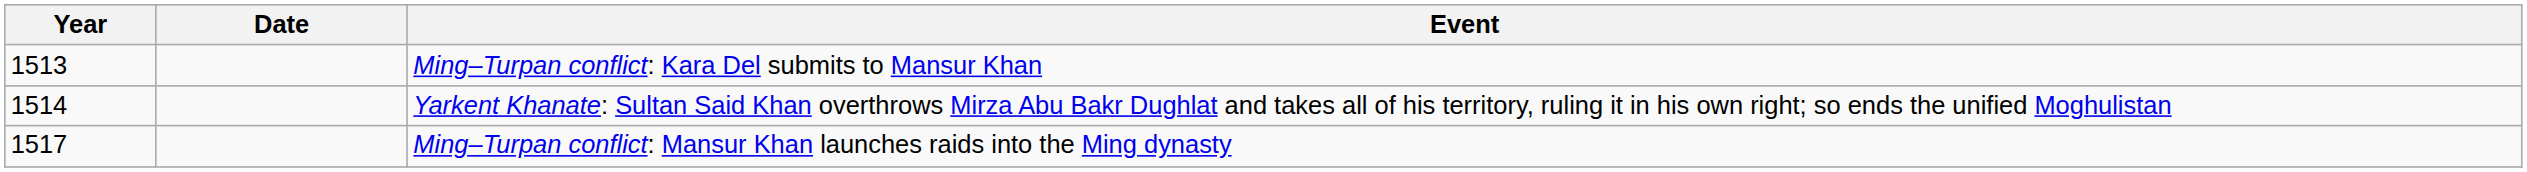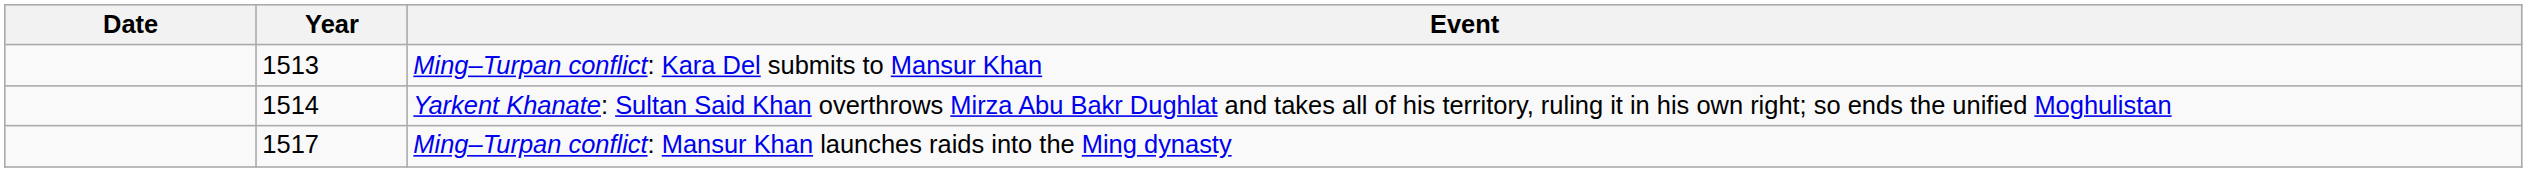columns swapped: (80, 24) <-> (282, 24)
